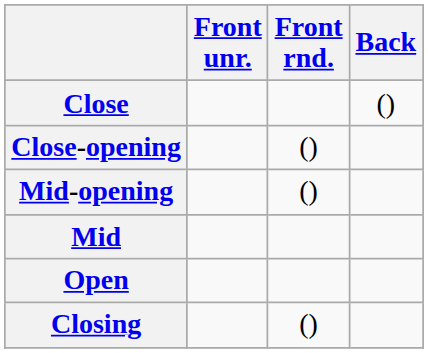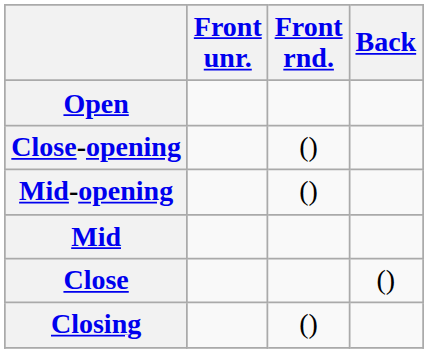rows swapped: (96, 102) <-> (96, 280)
